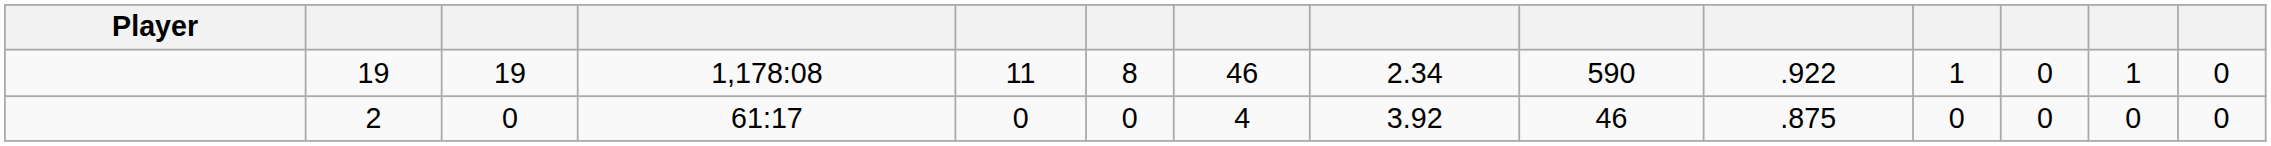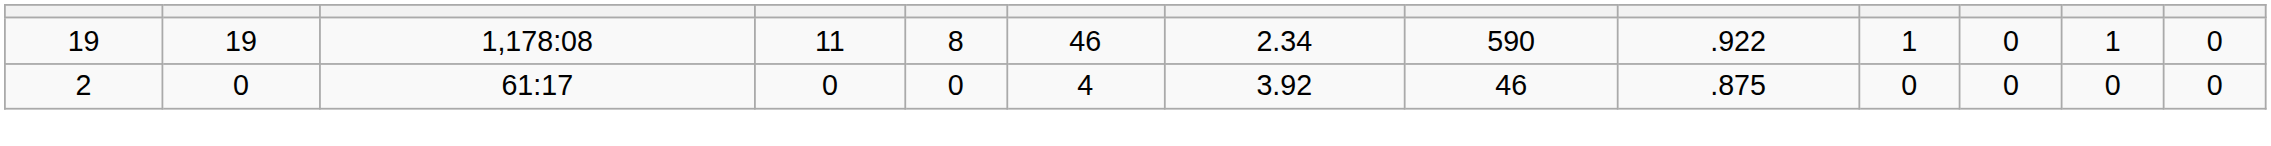- column: (155, 27)
